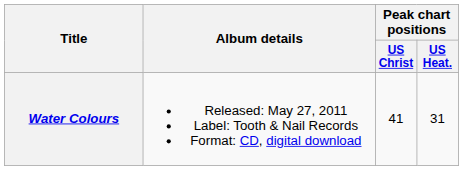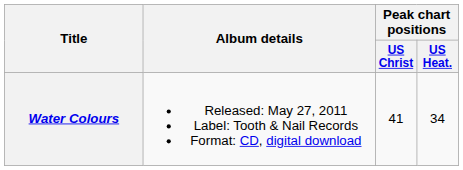(437, 118) 31 -> (437, 118) 34
